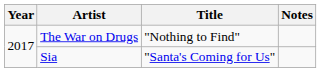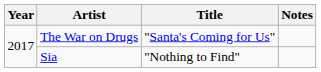(192, 36) "Nothing to Find" -> (210, 36) "Santa's Coming for Us"
(210, 57) "Santa's Coming for Us" -> (192, 57) "Nothing to Find"
